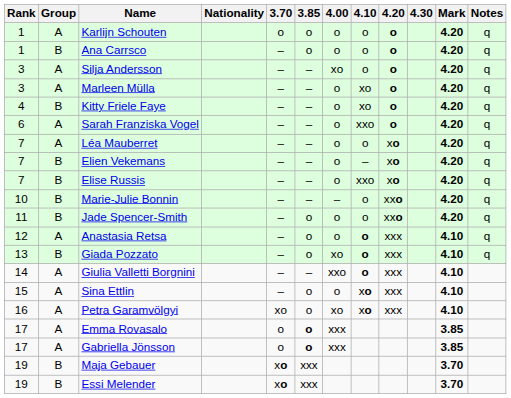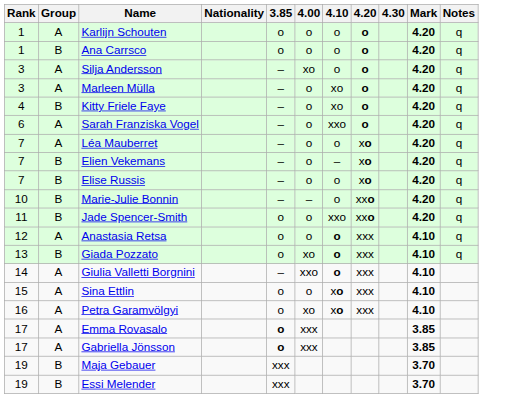- column: (281, 13)
(365, 180) xxo -> (337, 180) o
(365, 217) o -> (337, 217) xxo
